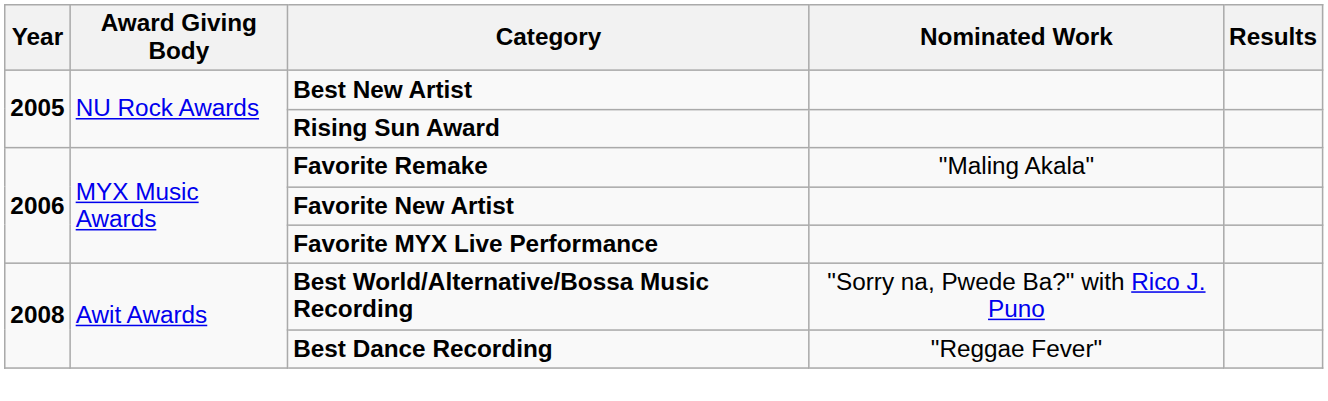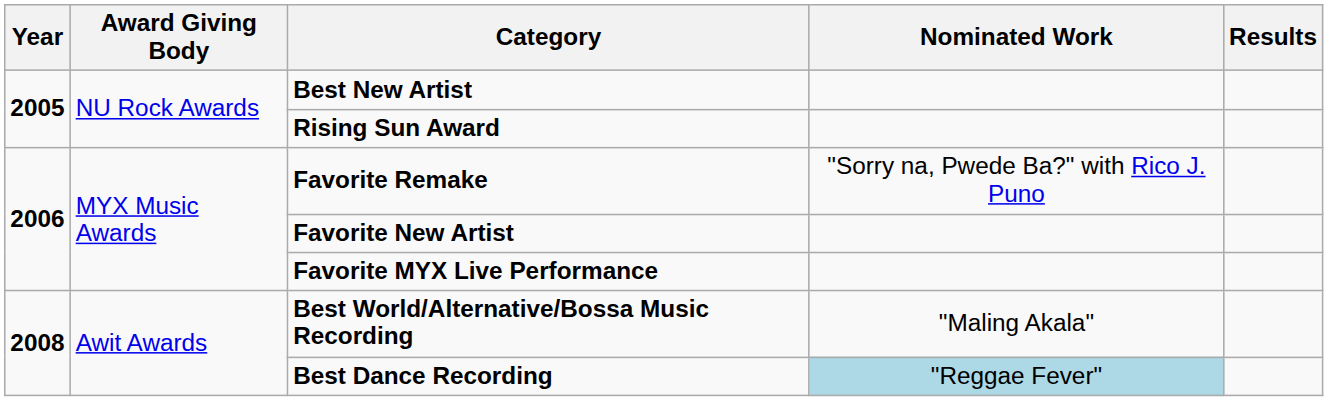(1016, 166) "Maling Akala" -> (1016, 180) "Sorry na, Pwede Ba?" with Rico J. Puno
(1016, 296) "Sorry na, Pwede Ba?" with Rico J. Puno -> (1016, 323) "Maling Akala"
(1016, 348) no background -> (1016, 375) lightblue background
